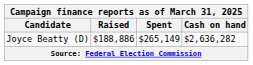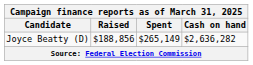(114, 39) $188,886 -> (114, 39) $188,856
